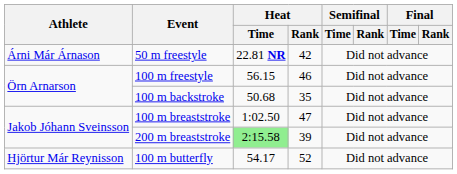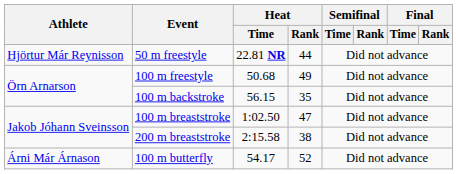(54, 55) Árni Már Árnason -> (65, 55) Hjörtur Már Reynisson
(305, 55) 42 -> (305, 55) 44
(261, 76) 56.15 -> (261, 76) 50.68
(305, 76) 46 -> (305, 76) 49
(261, 96) 50.68 -> (261, 96) 56.15
(261, 138) lightgreen background -> (261, 138) no background
(305, 138) 39 -> (305, 138) 38
(65, 158) Hjörtur Már Reynisson -> (54, 158) Árni Már Árnason
